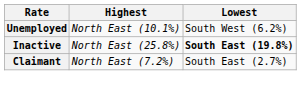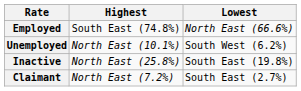+ row: (37, 29)
(239, 45) bold -> (239, 61) normal
